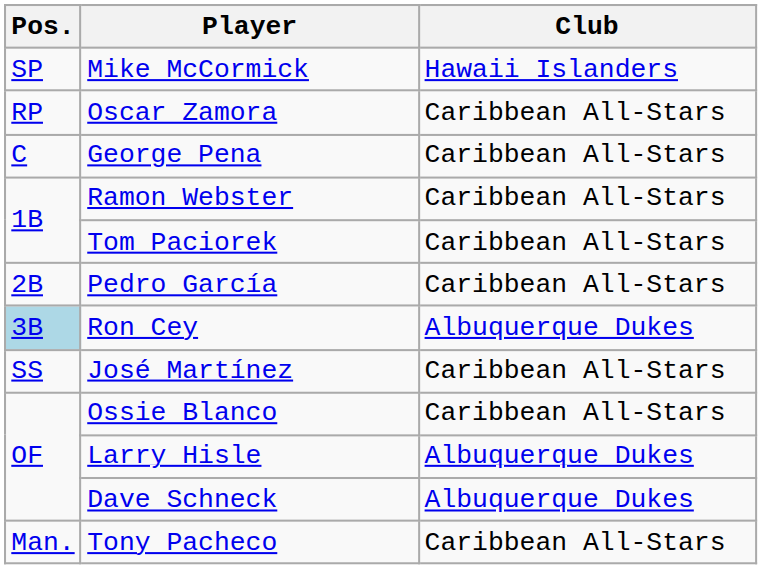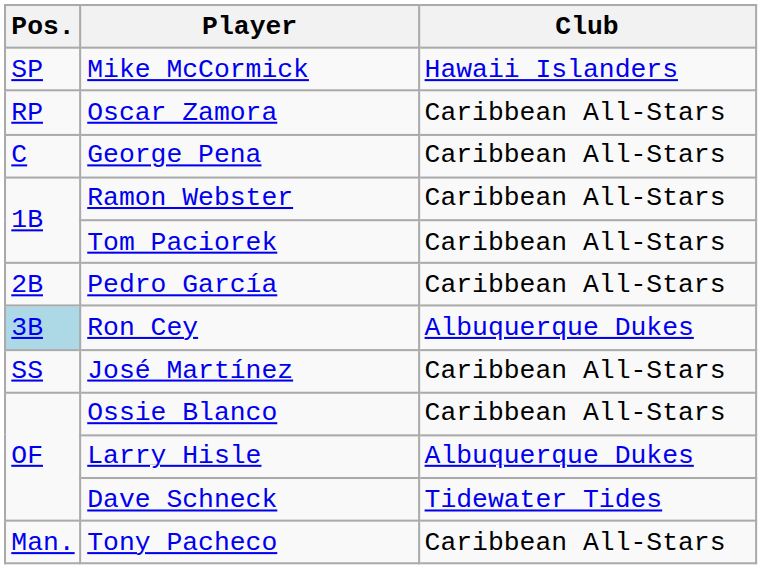(559, 500) Albuquerque Dukes -> (543, 500) Tidewater Tides
